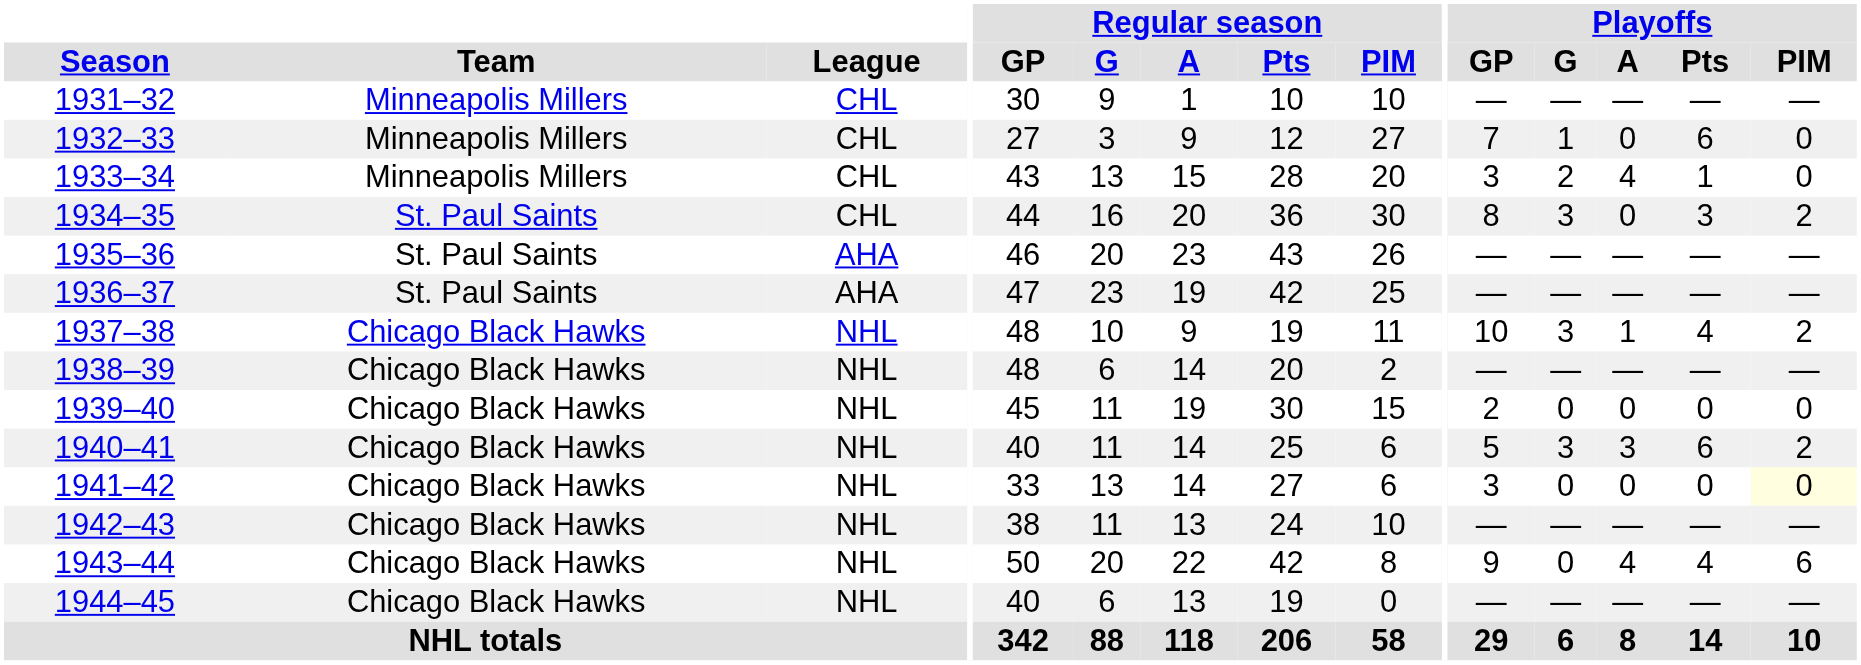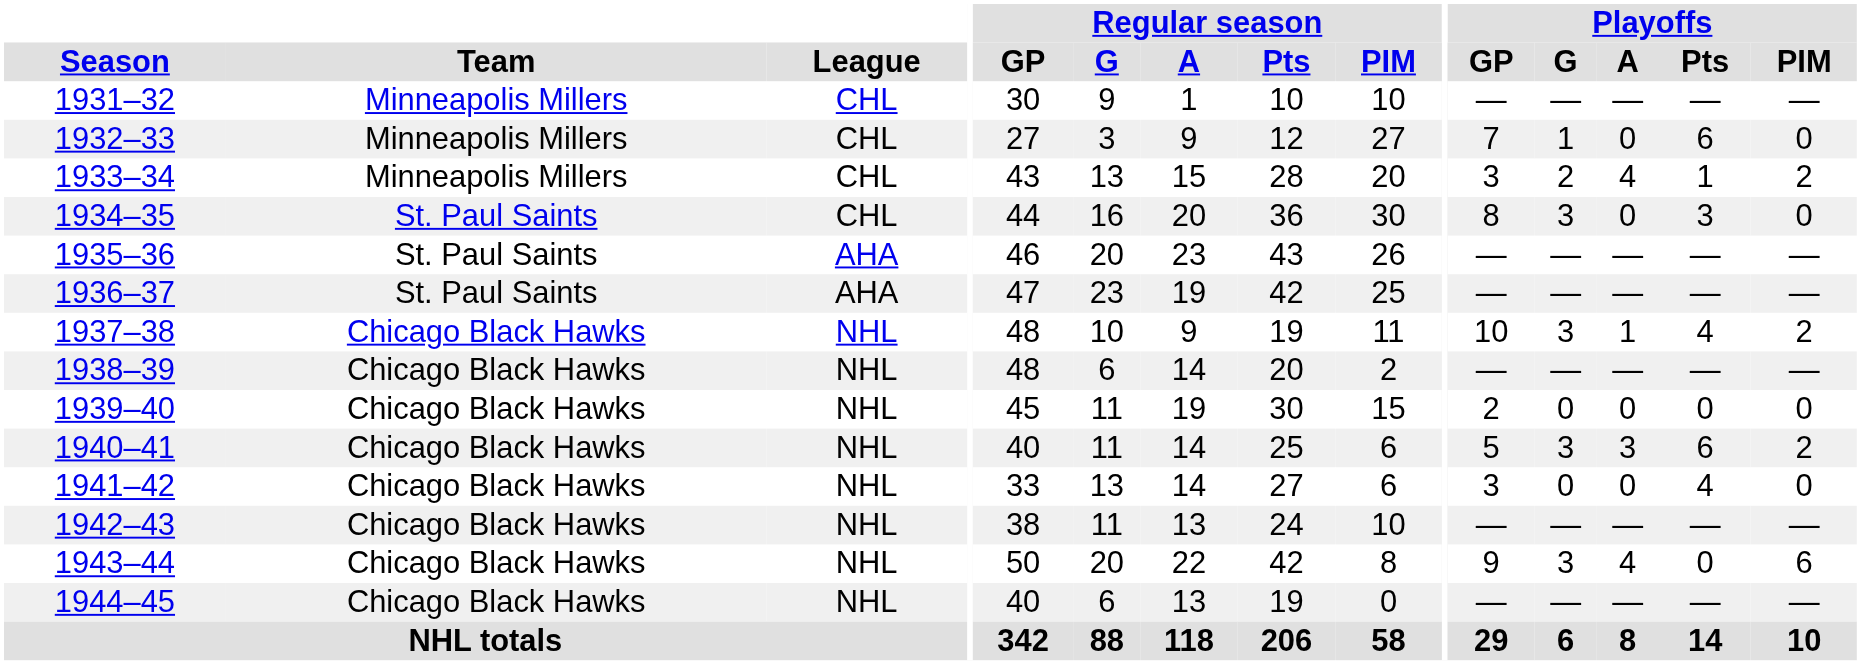(1804, 177) 0 -> (1804, 177) 2
(1804, 215) 2 -> (1804, 215) 0
(1705, 486) 0 -> (1705, 486) 4
(1804, 486) lightyellow background -> (1804, 486) no background
(1566, 563) 0 -> (1566, 563) 3
(1705, 563) 4 -> (1705, 563) 0
